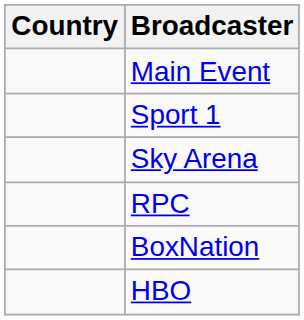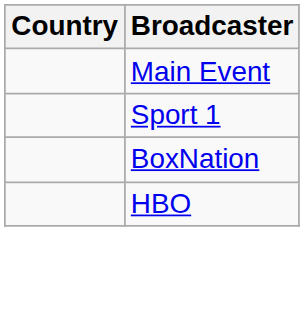- row: (194, 159)
- row: (160, 203)
